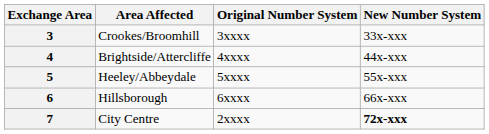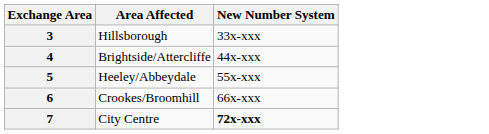- column: (287, 14)
(149, 35) Crookes/Broomhill -> (133, 35) Hillsborough
(133, 98) Hillsborough -> (149, 98) Crookes/Broomhill
